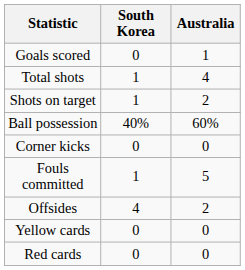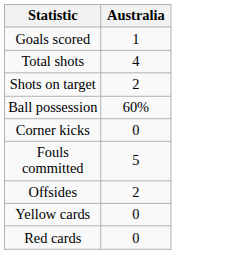- column: (136, 24)
